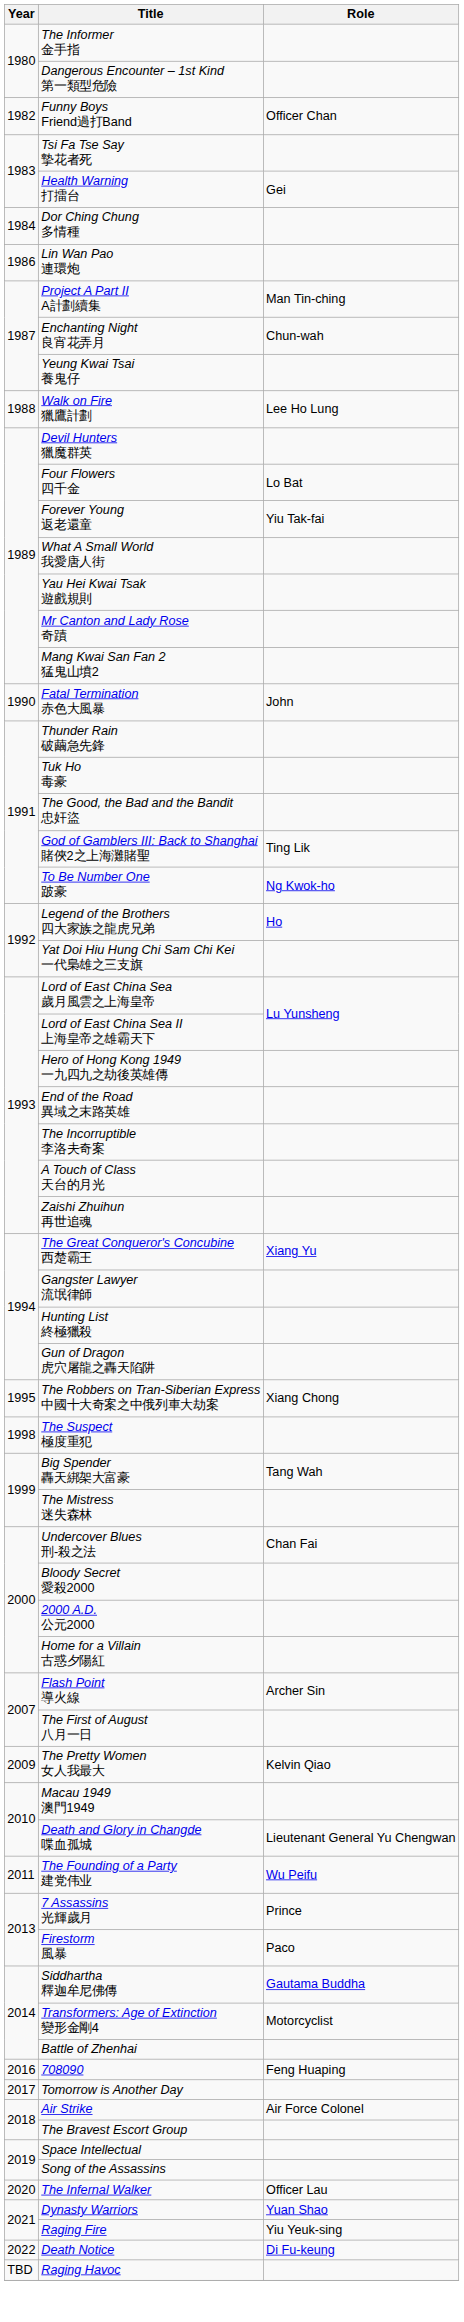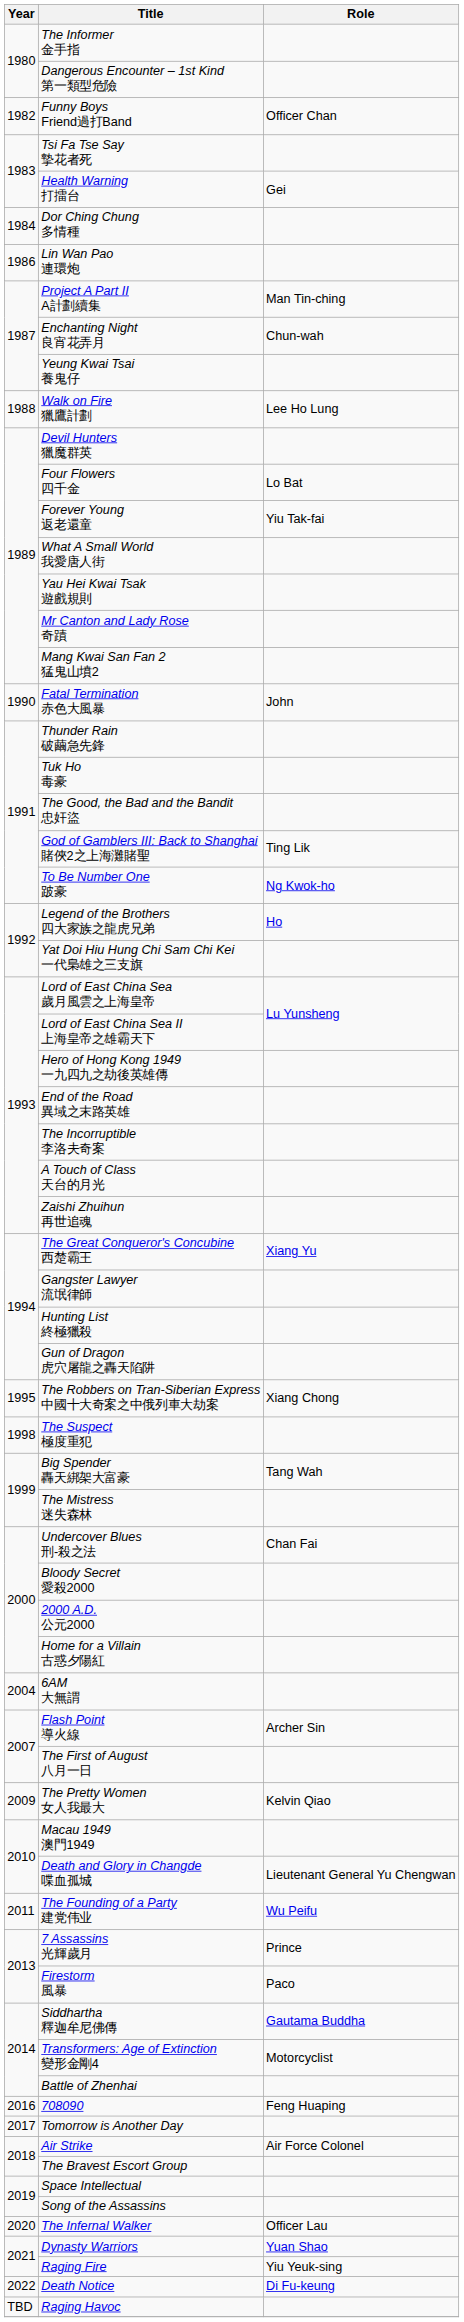+ row: (60, 1690)
